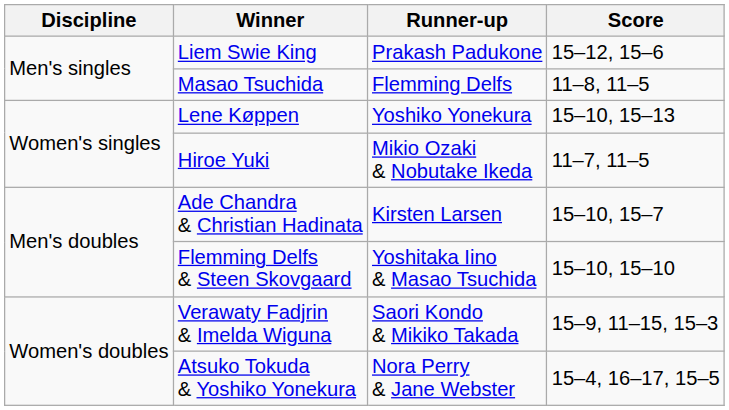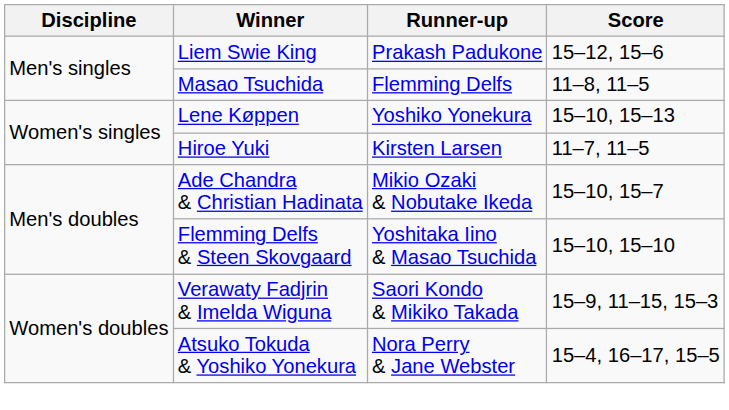(452, 159) Mikio Ozaki & Nobutake Ikeda -> (437, 148) Kirsten Larsen
(437, 214) Kirsten Larsen -> (452, 191) Mikio Ozaki & Nobutake Ikeda
